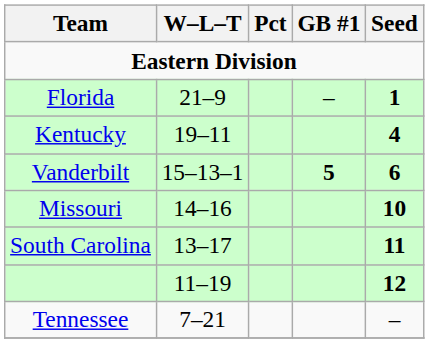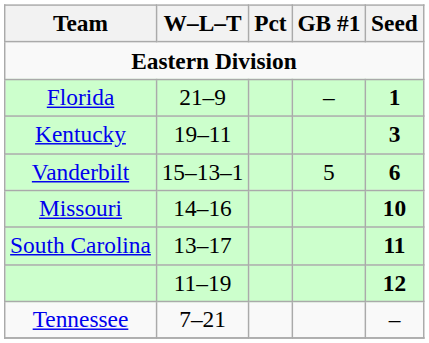(394, 134) 4 -> (394, 134) 3
(329, 171) bold -> (329, 171) normal
